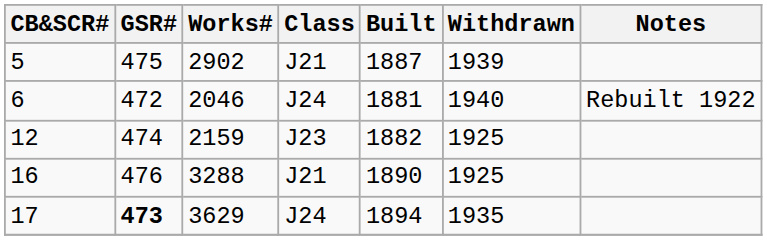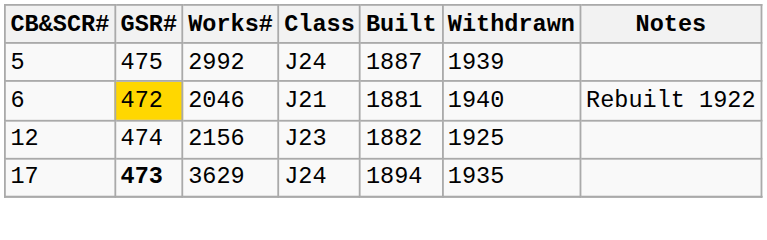(217, 62) 2902 -> (217, 62) 2992
(305, 62) J21 -> (305, 62) J24
(142, 101) no background -> (142, 101) gold background
(305, 101) J24 -> (305, 101) J21
(217, 139) 2159 -> (217, 139) 2156
- row: (25, 177)
